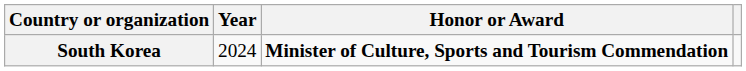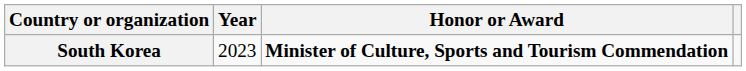(237, 50) 2024 -> (237, 50) 2023
